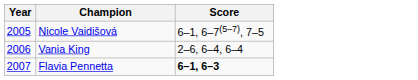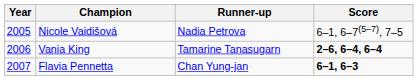+ column: (244, 13)
(210, 49) normal -> (349, 49) bold
